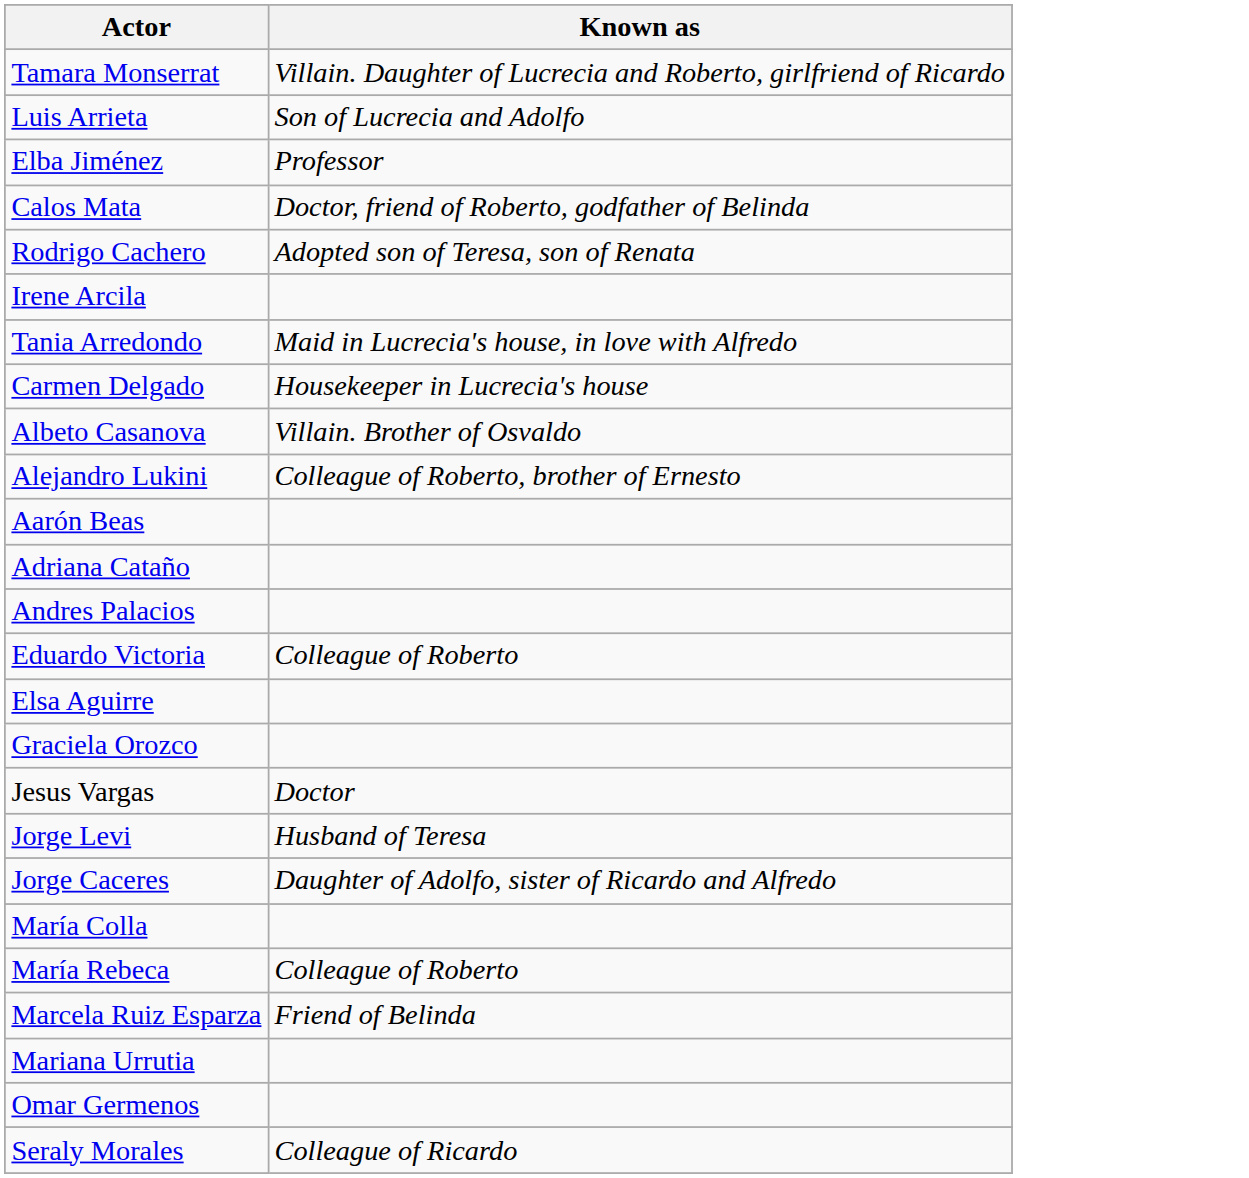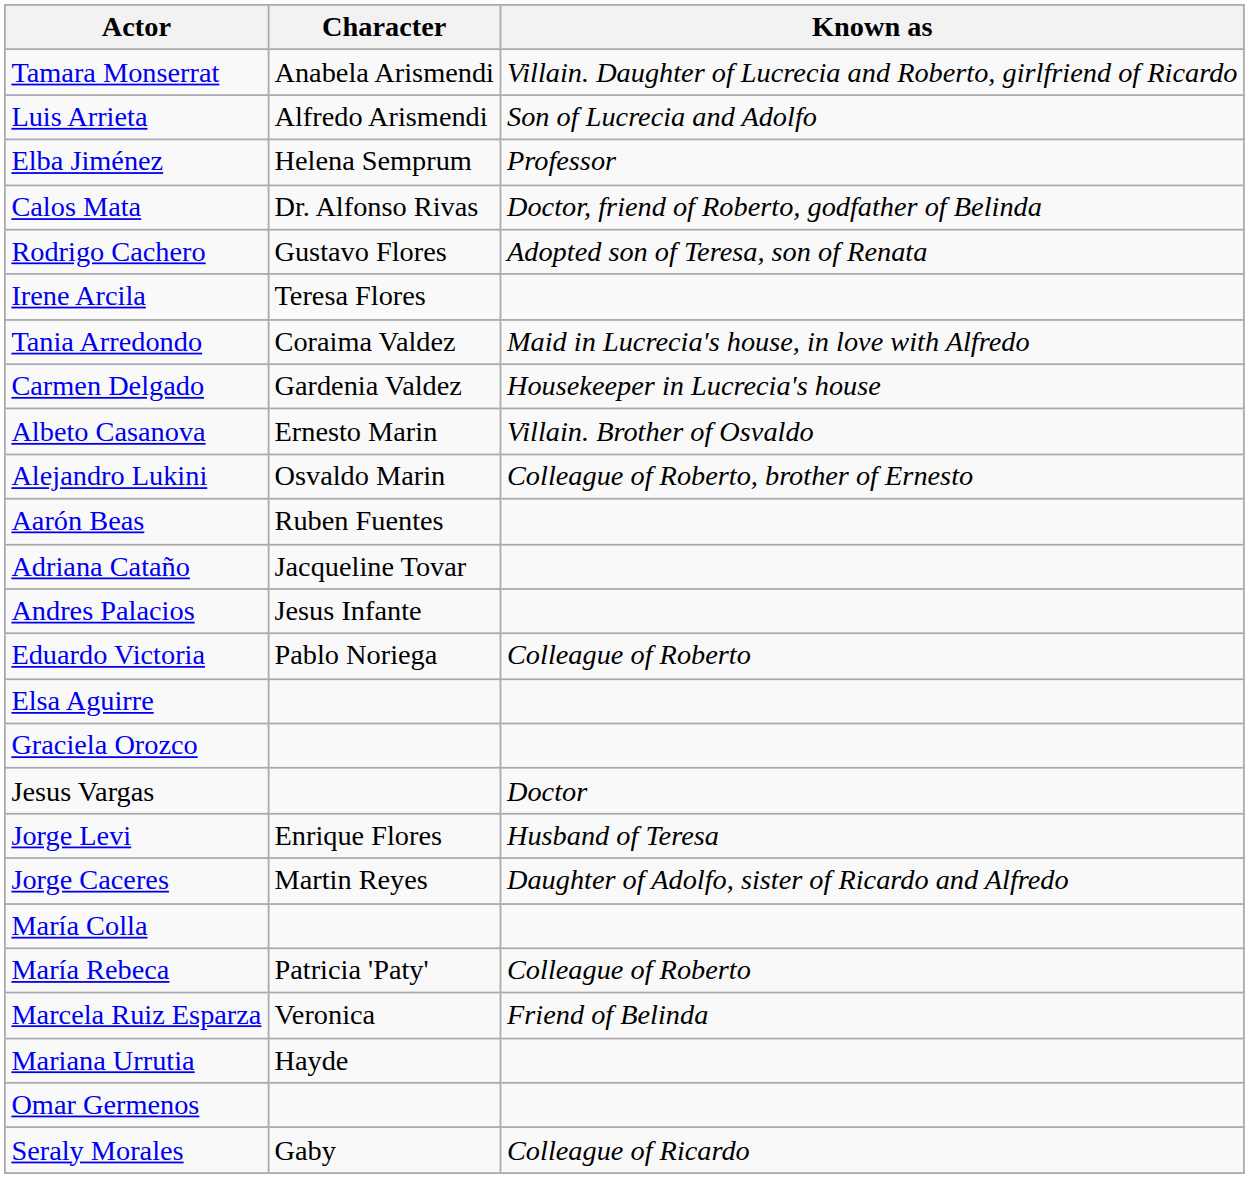+ column: (384, 26)
